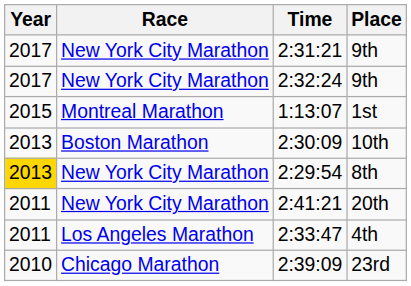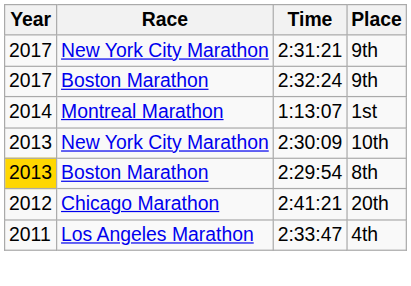(165, 81) New York City Marathon -> (135, 81) Boston Marathon
(31, 111) 2015 -> (31, 111) 2014
(135, 142) Boston Marathon -> (165, 142) New York City Marathon
(165, 173) New York City Marathon -> (135, 173) Boston Marathon
(30, 204) 2011 -> (31, 204) 2012
(165, 204) New York City Marathon -> (140, 204) Chicago Marathon
- row: (310, 265)
